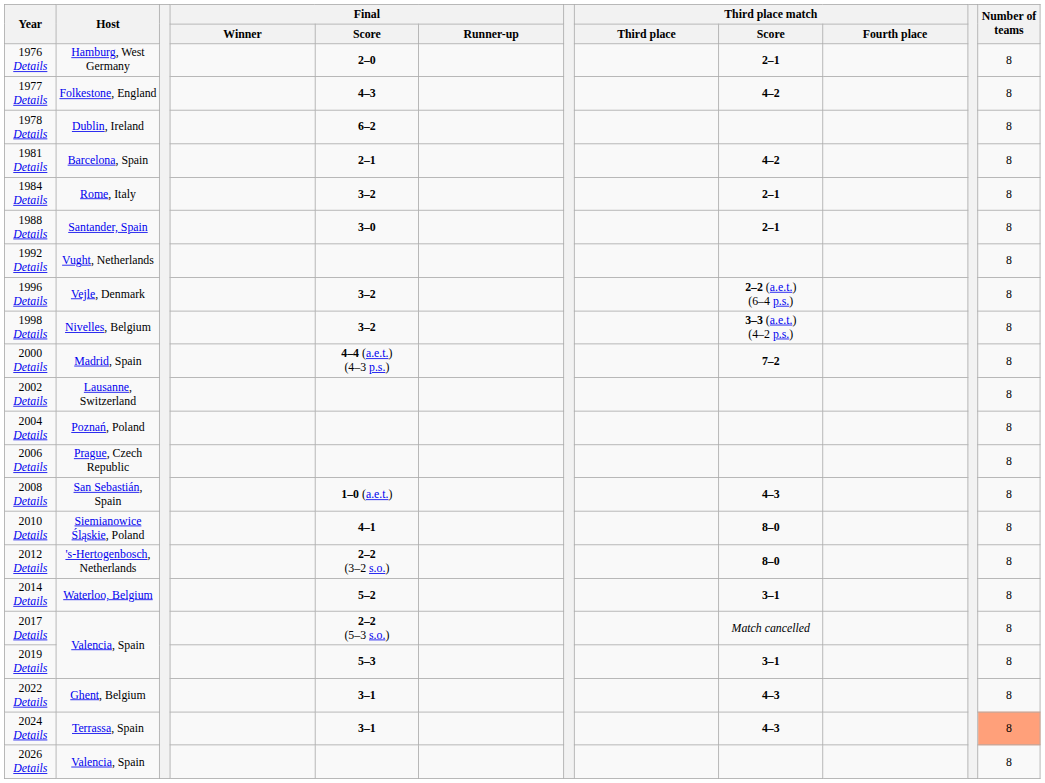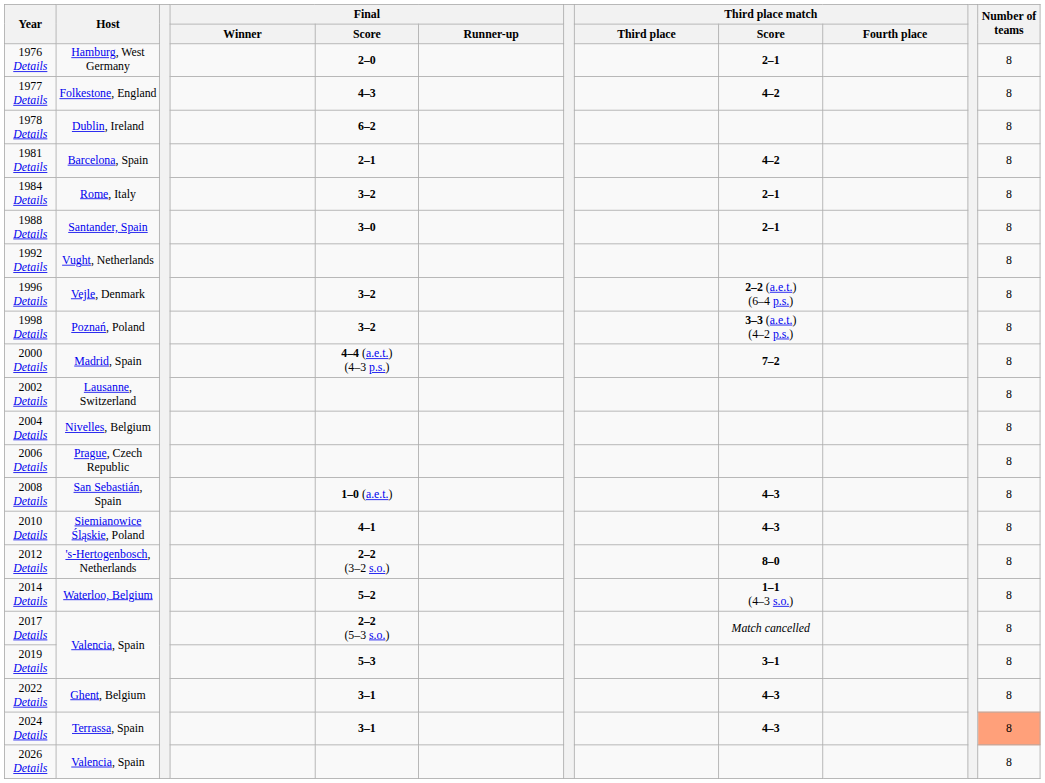(108, 327) Nivelles, Belgium -> (108, 327) Poznań, Poland
(108, 428) Poznań, Poland -> (108, 428) Nivelles, Belgium
(771, 528) 8–0 -> (771, 528) 4–3
(771, 595) 3–1 -> (771, 595) 1–1 (4–3 s.o.)
